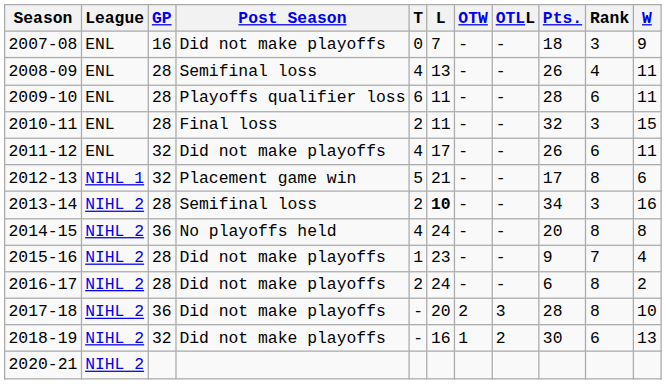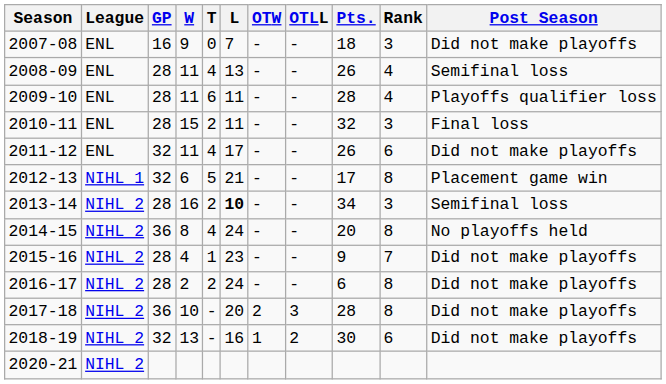columns swapped: (647, 18) <-> (292, 18)
(595, 98) 6 -> (388, 98) 4
